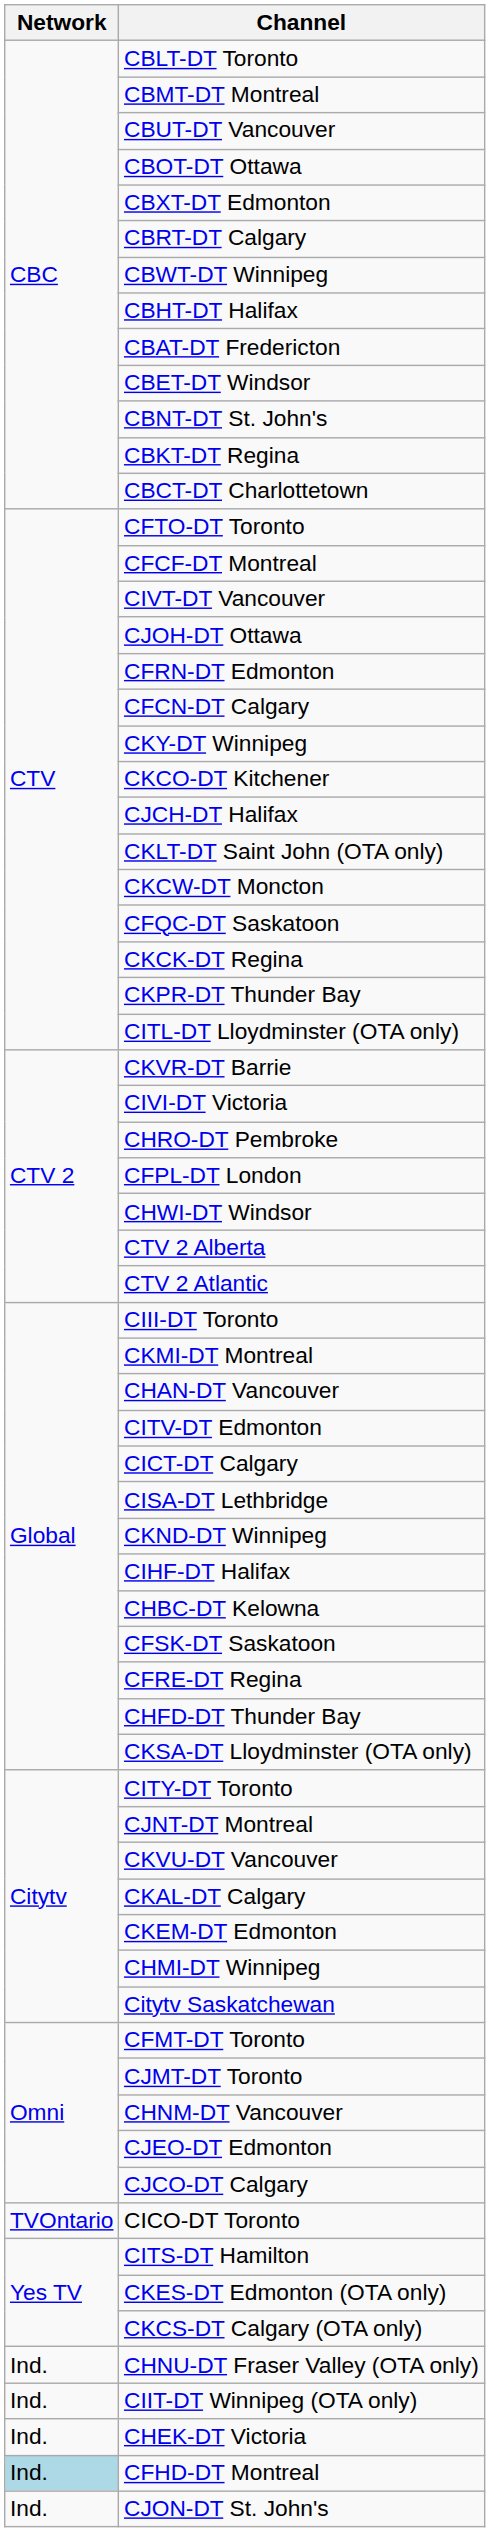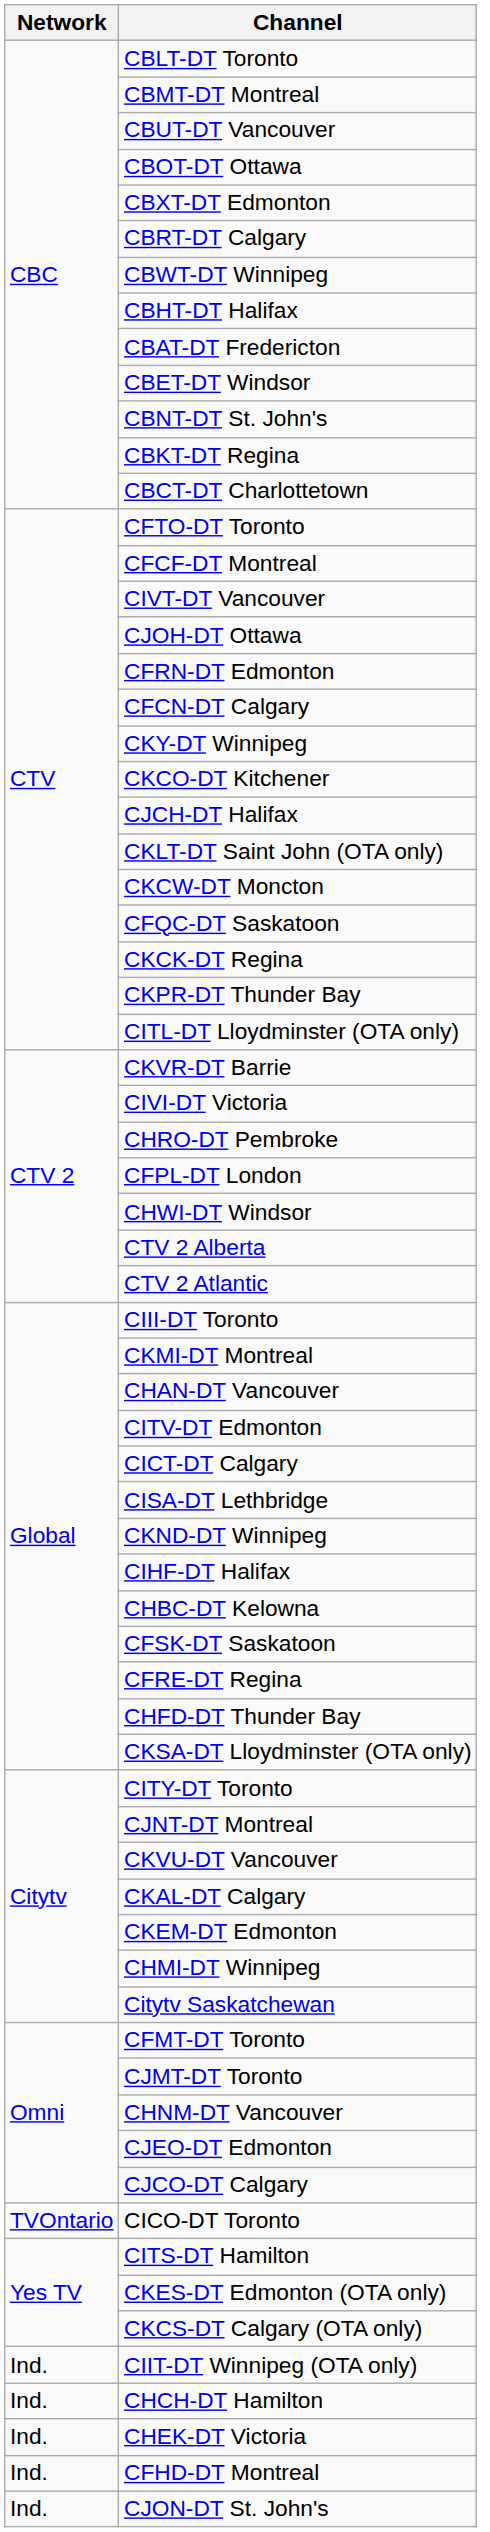- row: (301, 2364)
+ row: (223, 2400)
(29, 2472) lightblue background -> (29, 2472) no background
